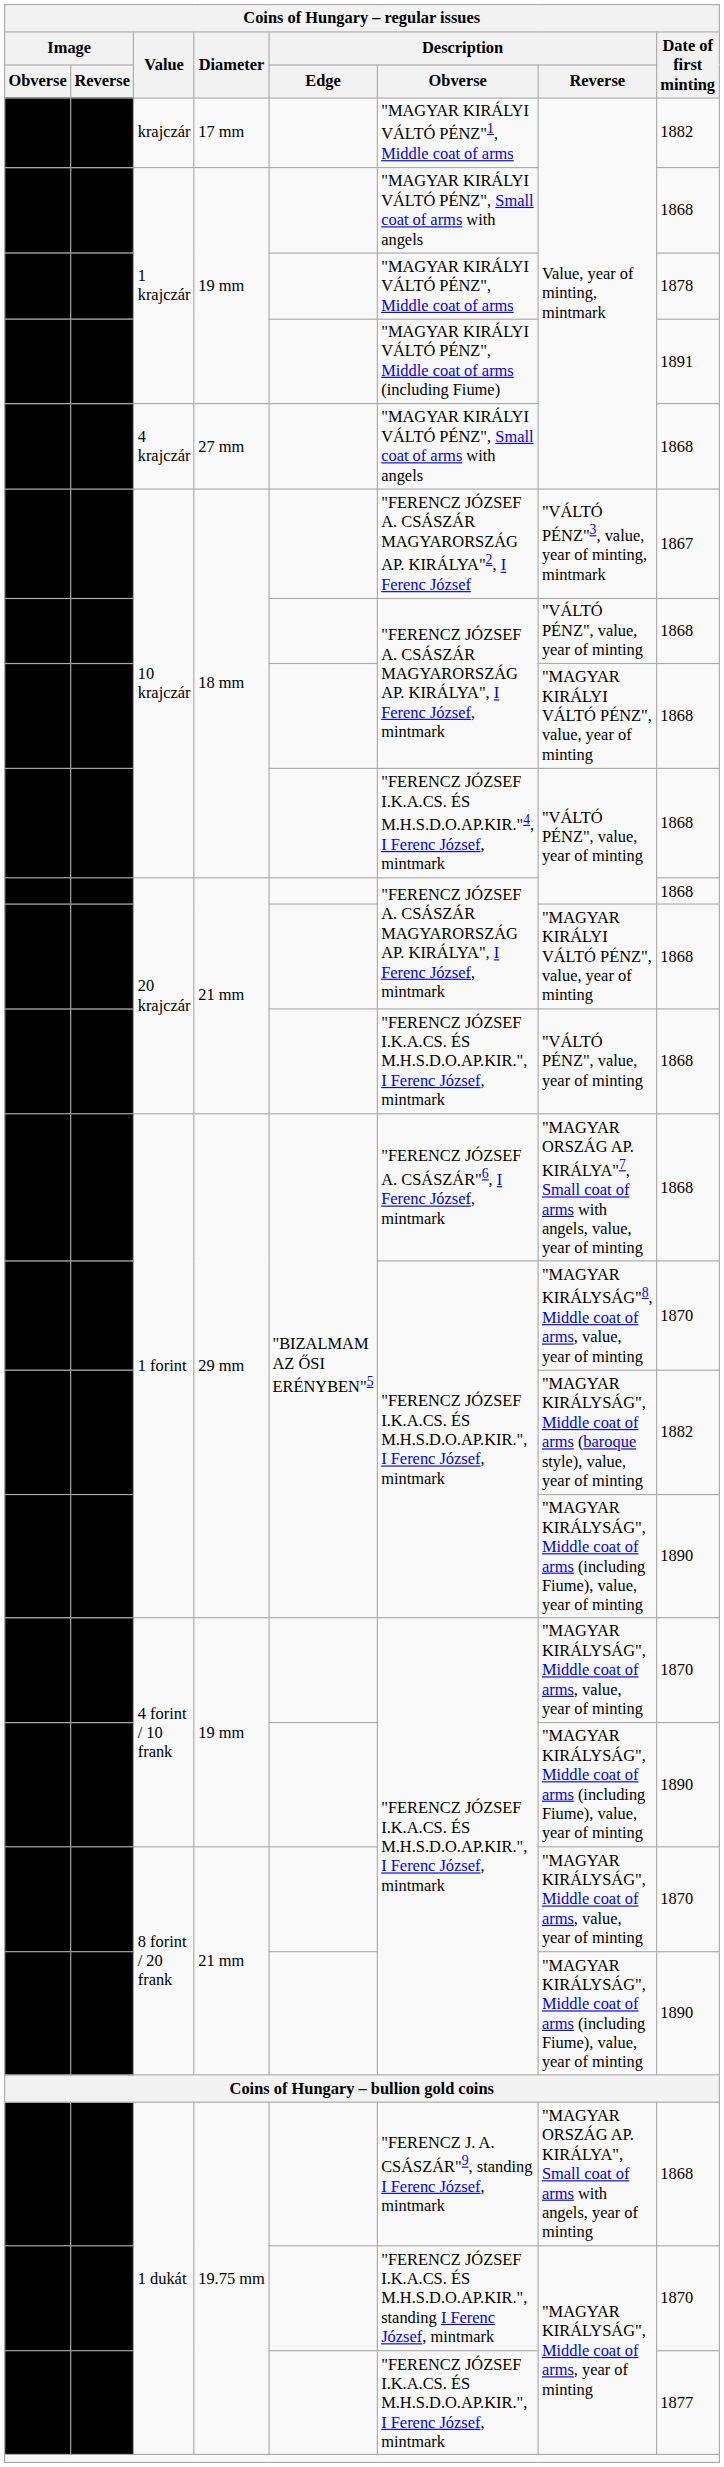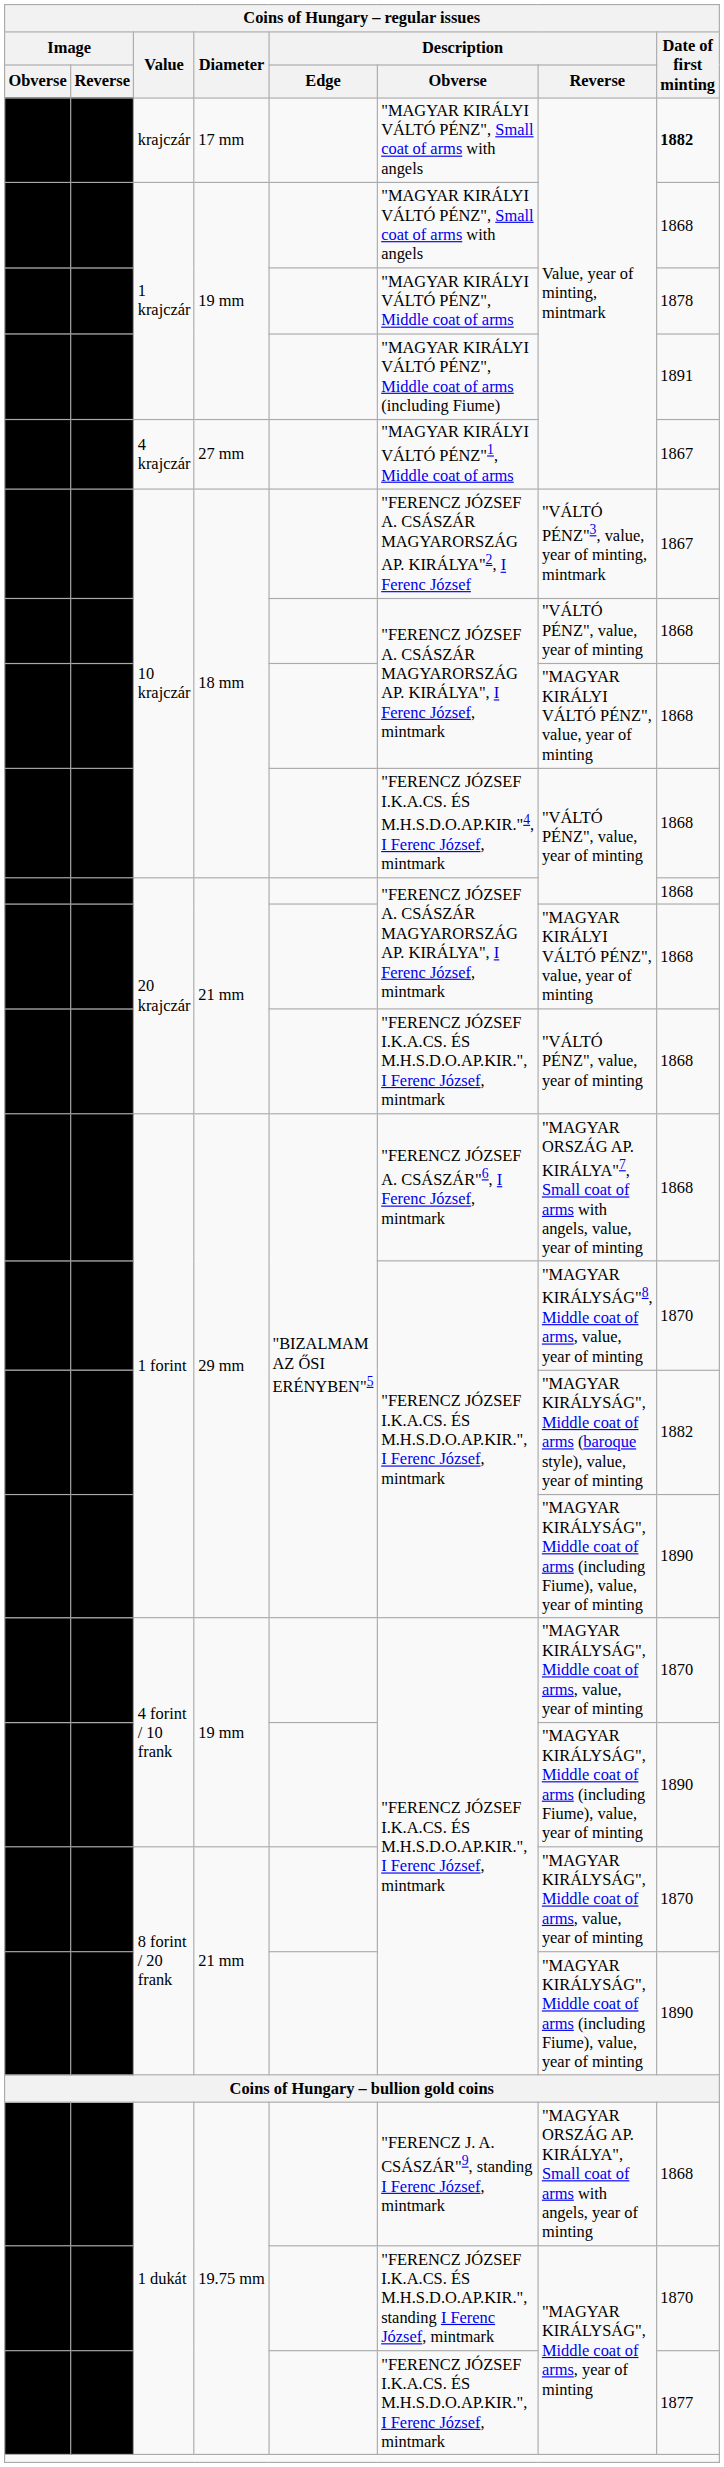(455, 132) "MAGYAR KIRÁLYI VÁLTÓ PÉNZ"1, Middle coat of arms -> (457, 140) "MAGYAR KIRÁLYI VÁLTÓ PÉNZ", Small coat of arms with angels
(677, 132) normal -> (677, 140) bold
(457, 446) "MAGYAR KIRÁLYI VÁLTÓ PÉNZ", Small coat of arms with angels -> (455, 454) "MAGYAR KIRÁLYI VÁLTÓ PÉNZ"1, Middle coat of arms
(677, 446) 1868 -> (677, 454) 1867
